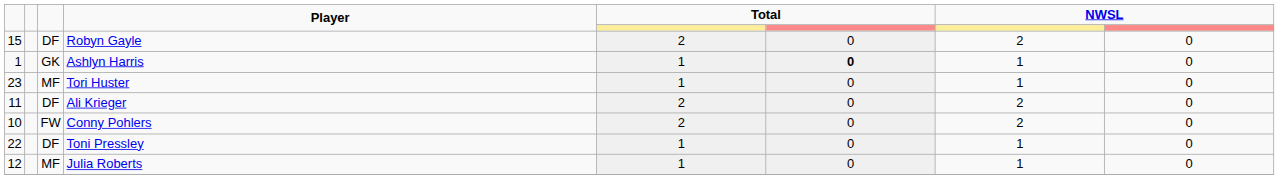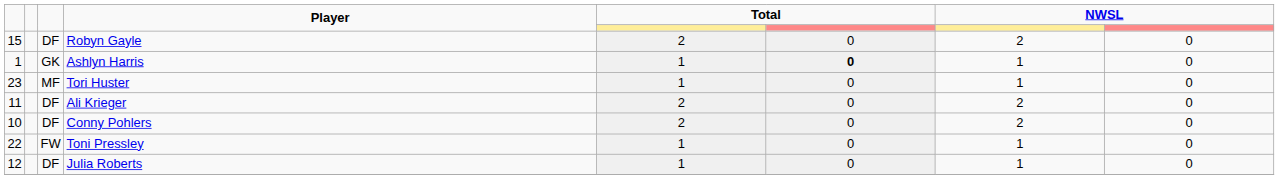(51, 123) FW -> (51, 123) DF
(51, 144) DF -> (51, 144) FW
(51, 164) MF -> (51, 164) DF
